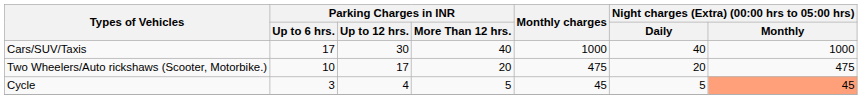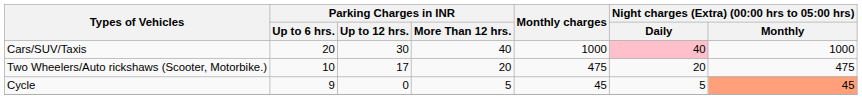(328, 49) 17 -> (328, 49) 20
(699, 49) no background -> (699, 49) pink background
(332, 85) 3 -> (332, 85) 9
(406, 85) 4 -> (406, 85) 0
